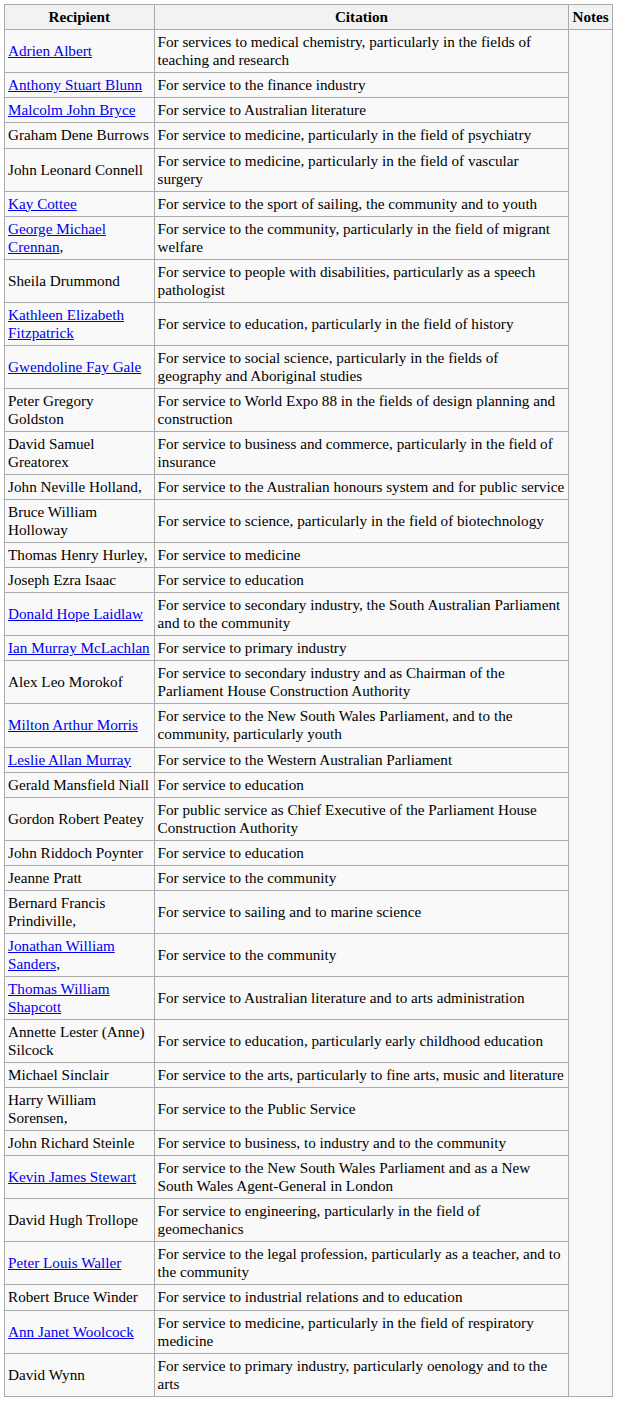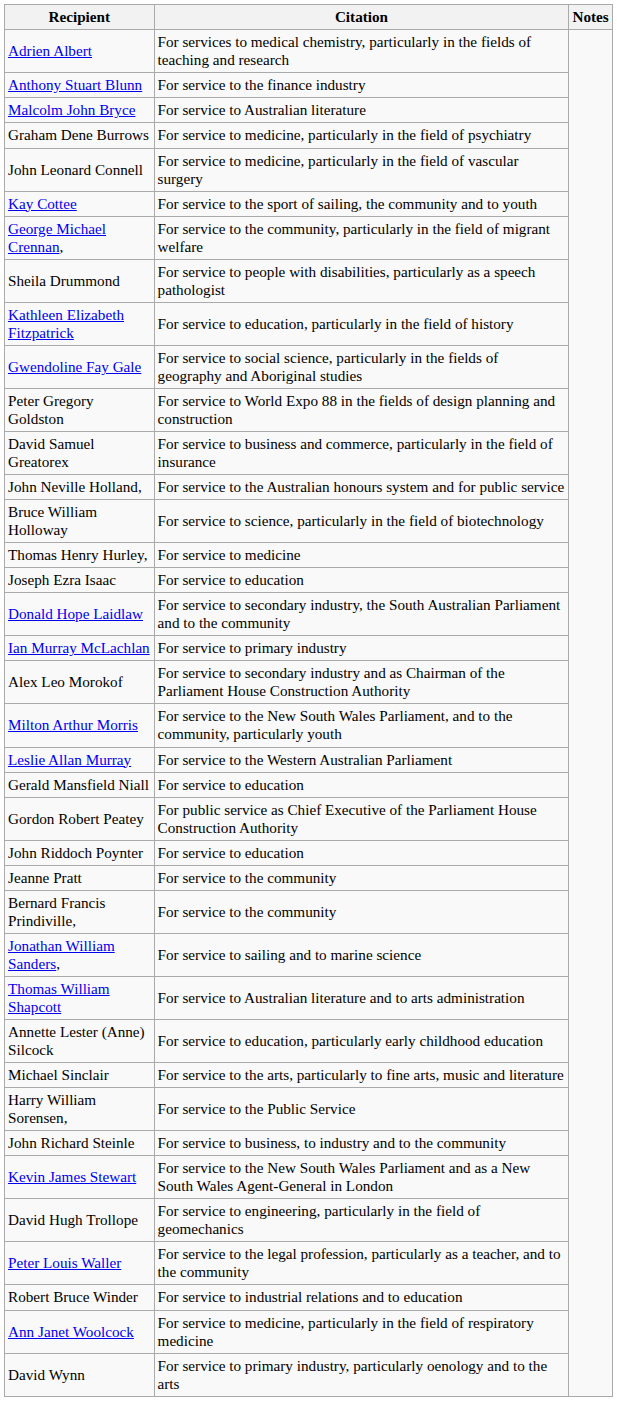(289, 911) For service to sailing and to marine science -> (247, 911) For service to the community
(247, 954) For service to the community -> (289, 954) For service to sailing and to marine science
